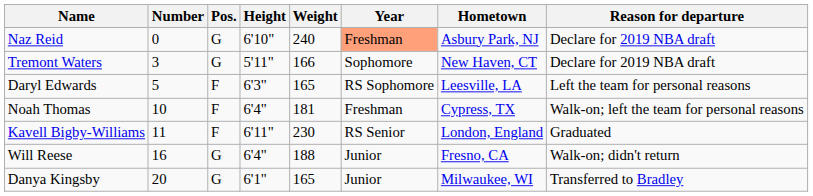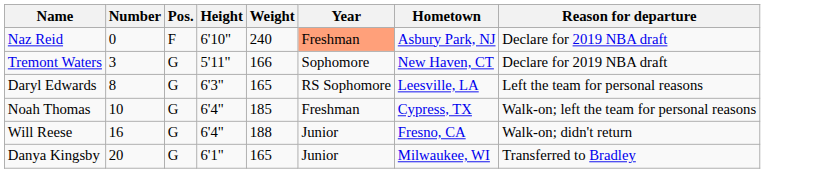(216, 39) G -> (172, 39) F
(155, 86) 5 -> (112, 86) 8
(215, 86) F -> (173, 86) G
(215, 109) F -> (173, 109) G
(304, 109) 181 -> (261, 109) 185
- row: (76, 132)
